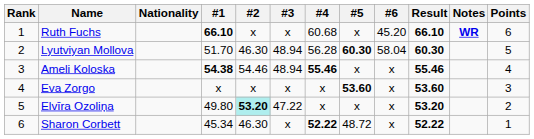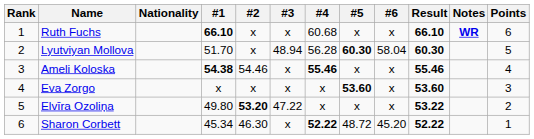(392, 32) 45.20 -> (392, 32) x
(253, 50) 46.30 -> (253, 50) x
(288, 69) 48.94 -> (288, 69) x
(253, 106) paleturquoise background -> (253, 106) no background
(429, 106) 53.20 -> (429, 106) 53.22
(392, 124) x -> (392, 124) 45.20
